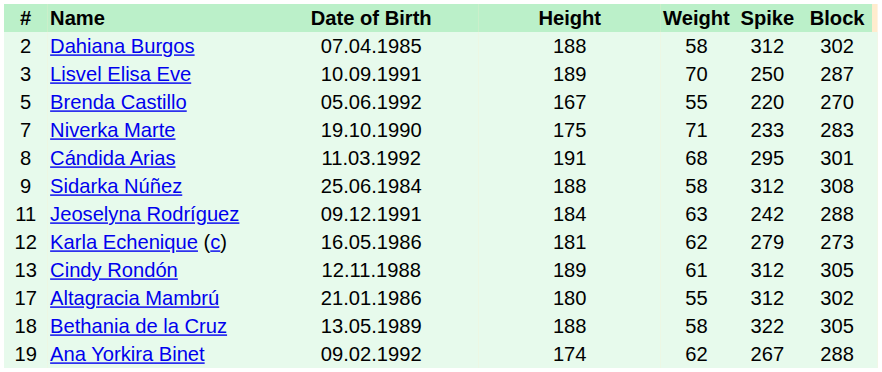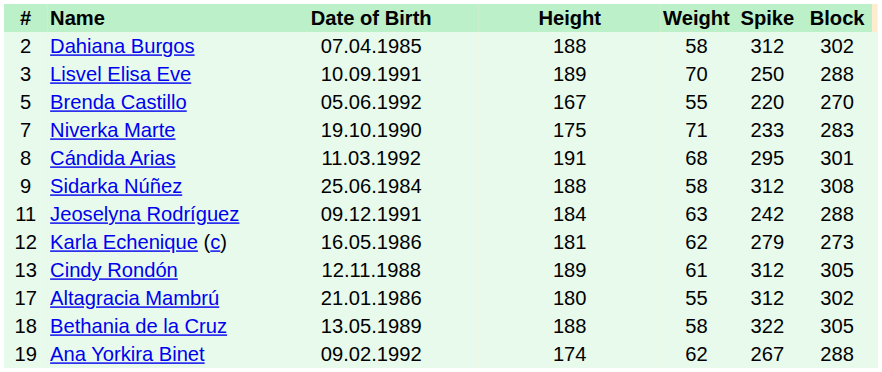(837, 74) 287 -> (837, 74) 288
